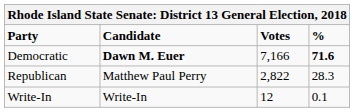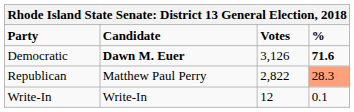(275, 55) 7,166 -> (275, 55) 3,126
(323, 76) no background -> (323, 76) lightsalmon background
